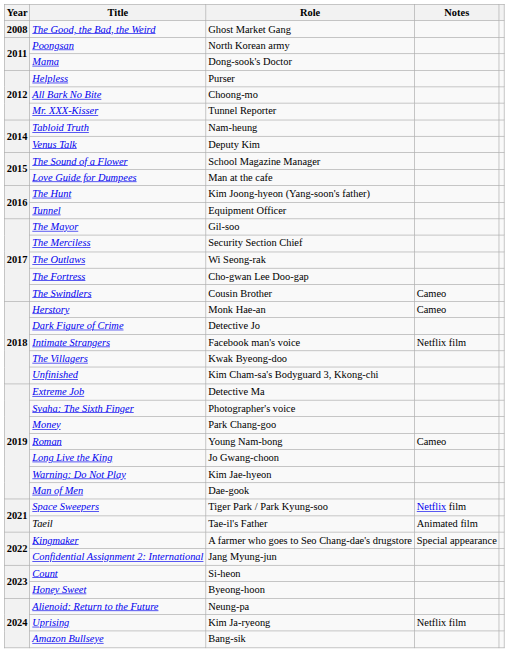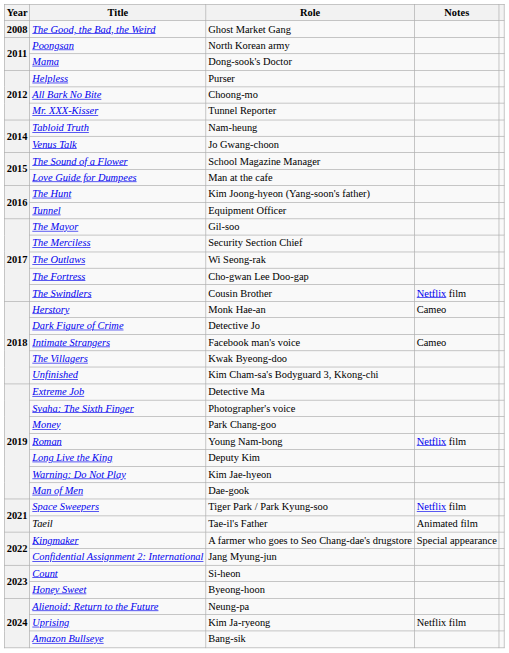(234, 144) Deputy Kim -> (244, 144) Jo Gwang-choon
(432, 293) Cameo -> (441, 293) Netflix film
(441, 342) Netflix film -> (432, 342) Cameo
(432, 441) Cameo -> (441, 441) Netflix film
(244, 458) Jo Gwang-choon -> (234, 458) Deputy Kim
